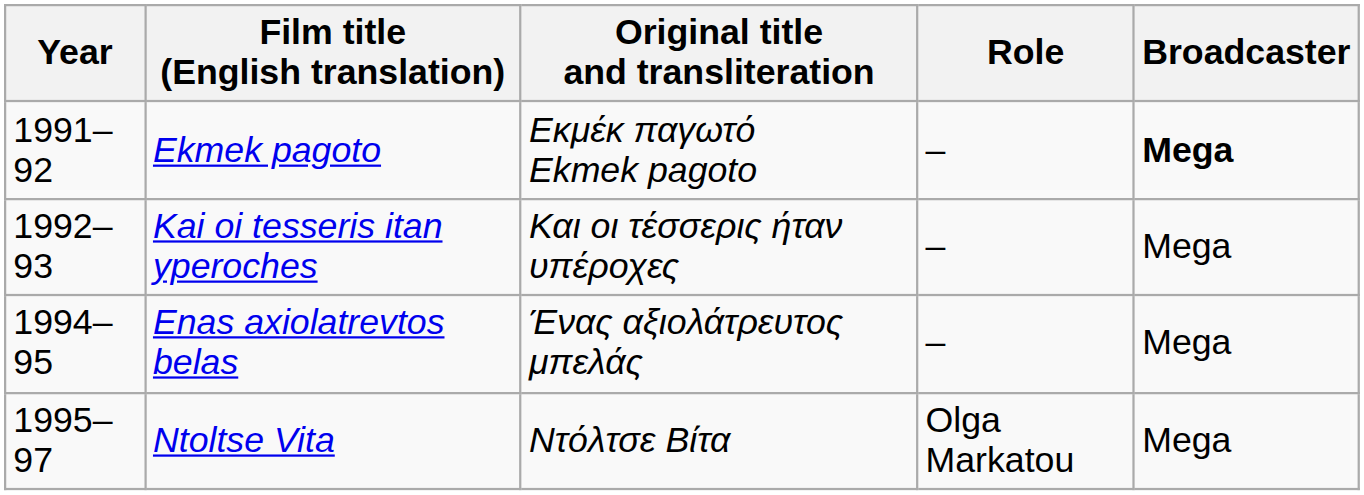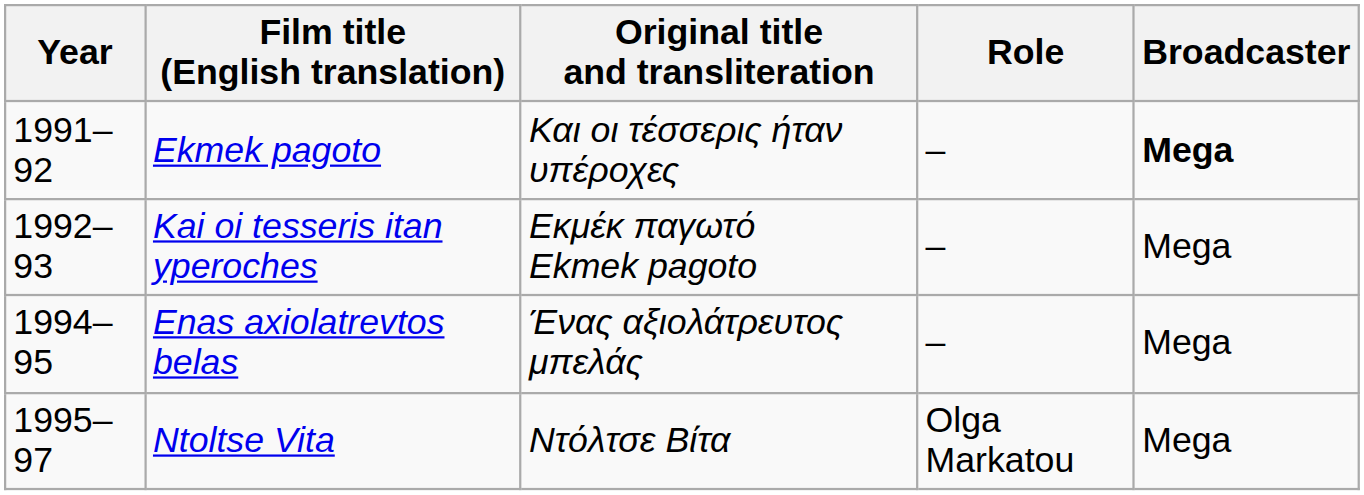(643, 149) Εκμέκ παγωτό Ekmek pagoto -> (686, 149) Και οι τέσσερις ήταν υπέροχες
(686, 246) Και οι τέσσερις ήταν υπέροχες -> (643, 246) Εκμέκ παγωτό Ekmek pagoto
